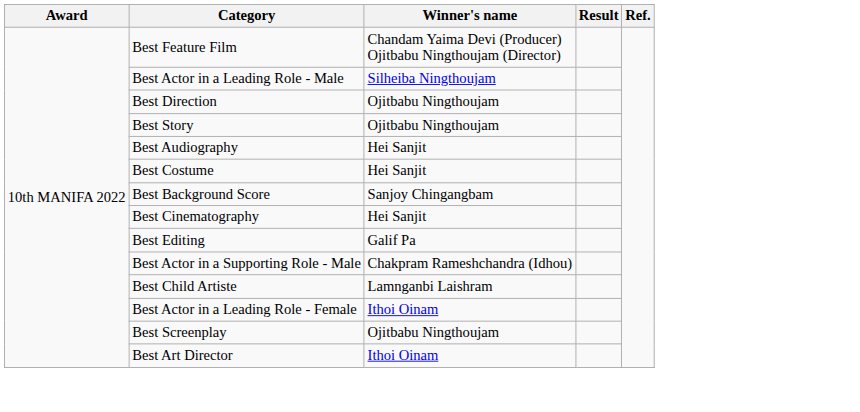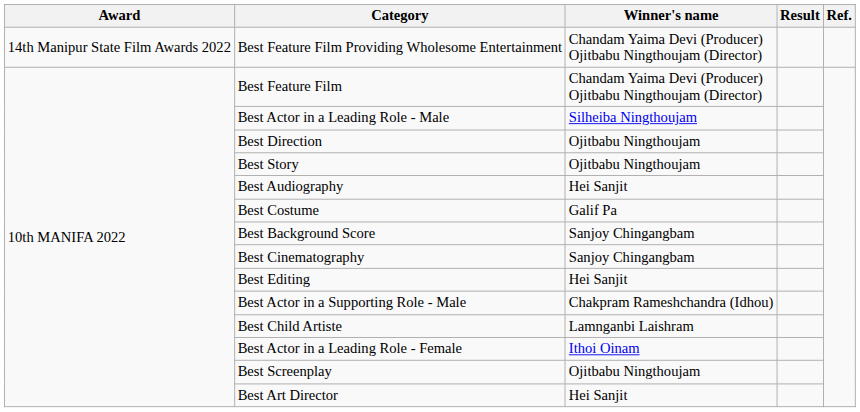+ row: (400, 47)
(397, 170) Hei Sanjit -> (593, 210) Galif Pa
(397, 217) Hei Sanjit -> (632, 256) Sanjoy Chingangbam
(392, 240) Galif Pa -> (598, 279) Hei Sanjit
(403, 355) Ithoi Oinam -> (598, 395) Hei Sanjit
